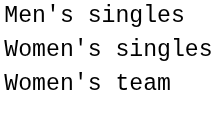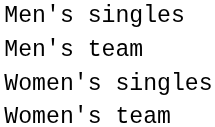+ row: (74, 50)
